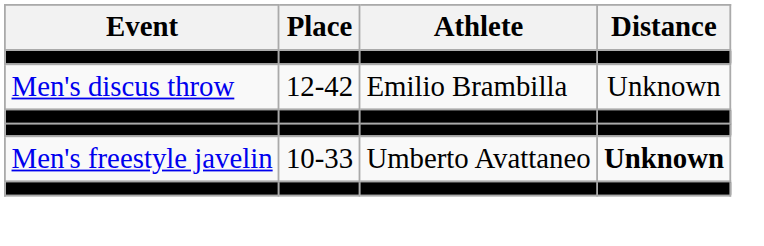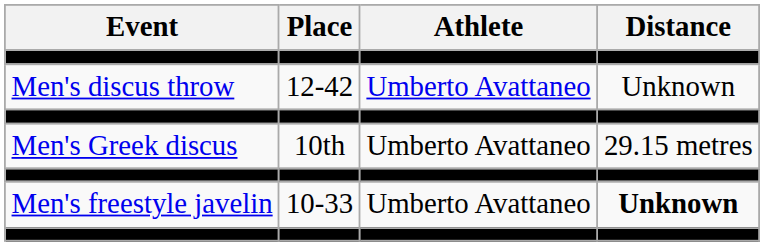(467, 86) Emilio Brambilla -> (478, 86) Umberto Avattaneo
+ row: (125, 145)
